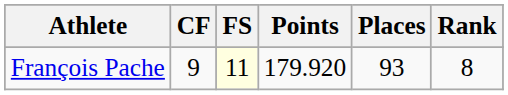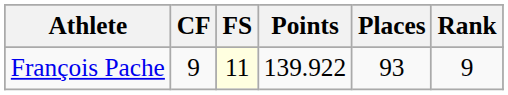(305, 67) 179.920 -> (305, 67) 139.922
(467, 67) 8 -> (467, 67) 9
